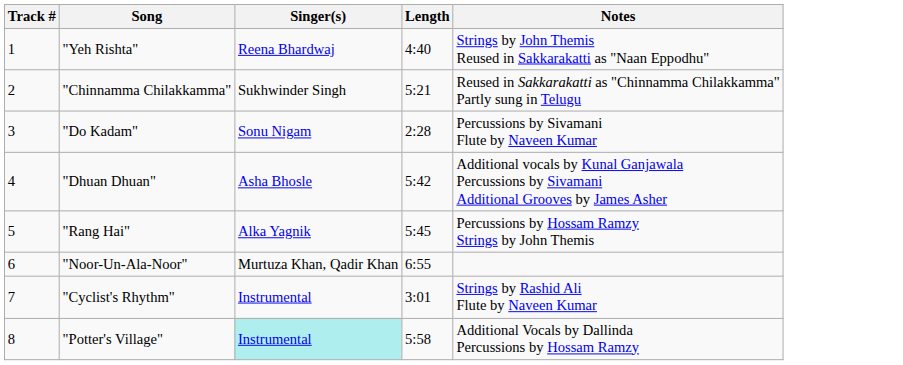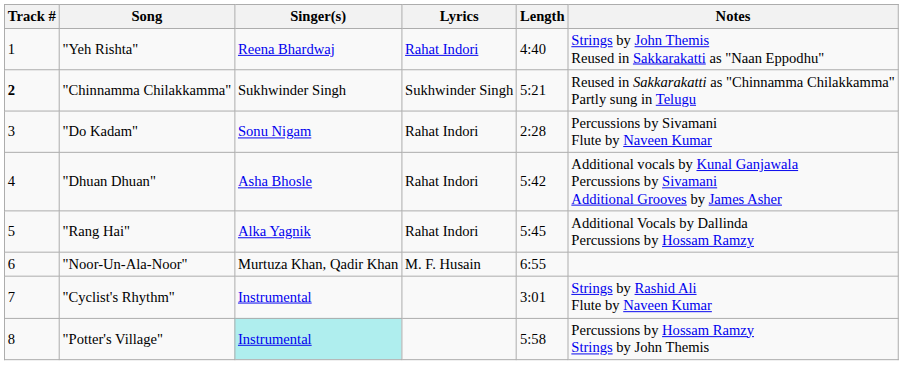+ column: (459, 16)
(12, 90) normal -> (12, 90) bold
(548, 232) Percussions by Hossam Ramzy Strings by John Themis -> (663, 232) Additional Vocals by Dallinda Percussions by Hossam Ramzy
(548, 338) Additional Vocals by Dallinda Percussions by Hossam Ramzy -> (663, 338) Percussions by Hossam Ramzy Strings by John Themis
